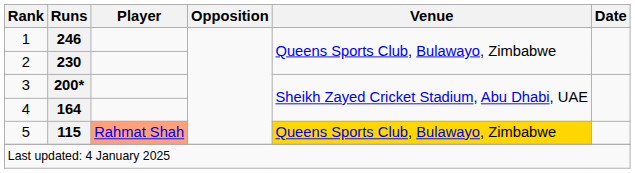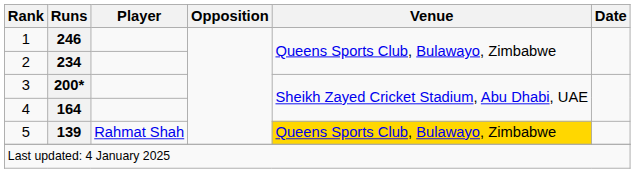(69, 62) 230 -> (69, 62) 234
(69, 132) 115 -> (69, 132) 139
(139, 132) lightsalmon background -> (139, 132) no background
